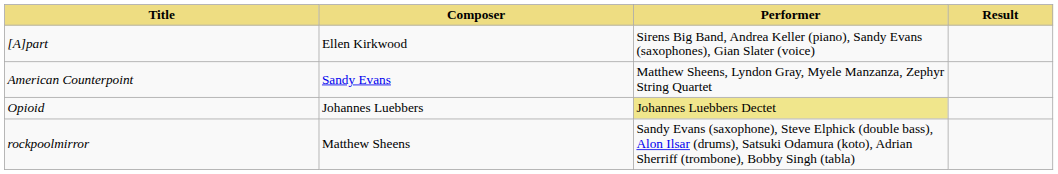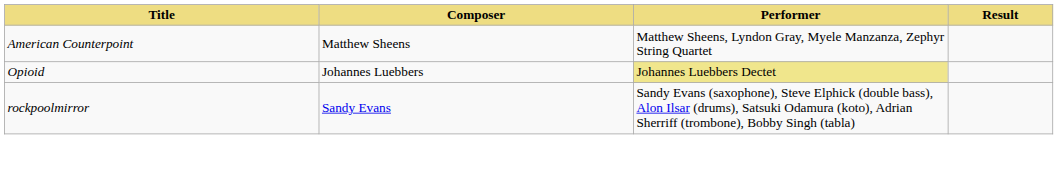- row: (28, 43)
(356, 79) Sandy Evans -> (366, 43) Matthew Sheens
(366, 144) Matthew Sheens -> (356, 108) Sandy Evans
